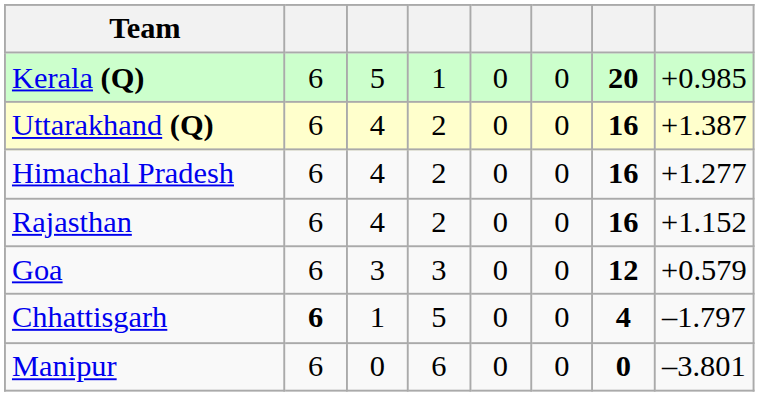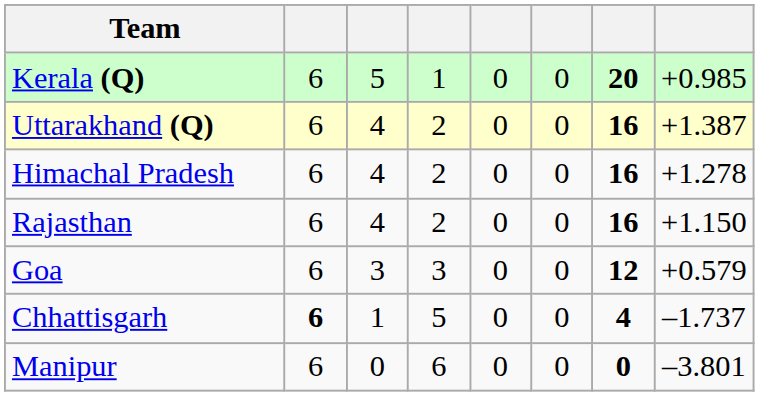(704, 173) +1.277 -> (704, 173) +1.278
(704, 221) +1.152 -> (704, 221) +1.150
(704, 317) –1.797 -> (704, 317) –1.737
